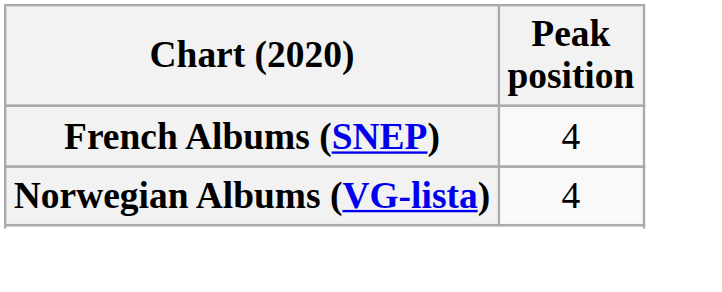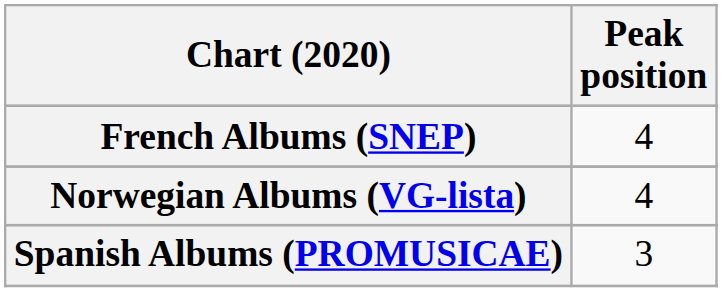+ row: (288, 254)
